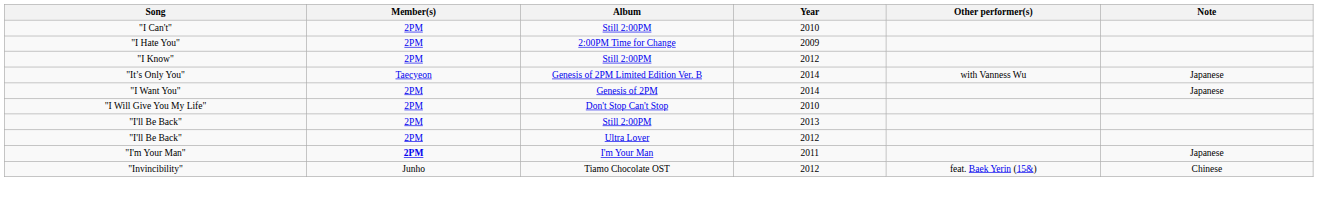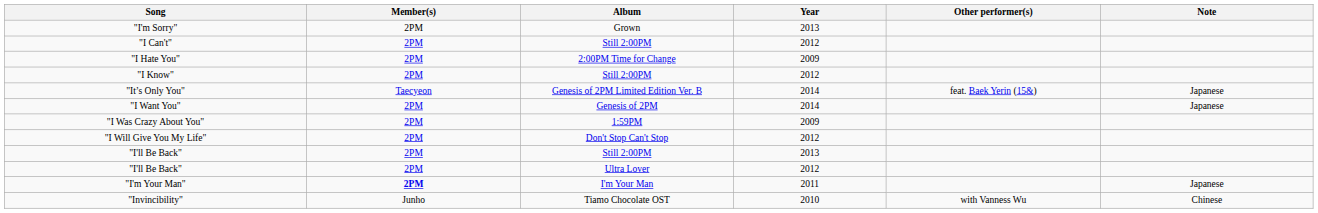+ row: (156, 28)
(810, 28) 2010 -> (810, 43) 2012
(993, 75) with Vanness Wu -> (993, 90) feat. Baek Yerin (15&)
+ row: (156, 122)
(810, 106) 2010 -> (810, 137) 2012
(810, 169) 2012 -> (810, 200) 2010
(993, 169) feat. Baek Yerin (15&) -> (993, 200) with Vanness Wu
